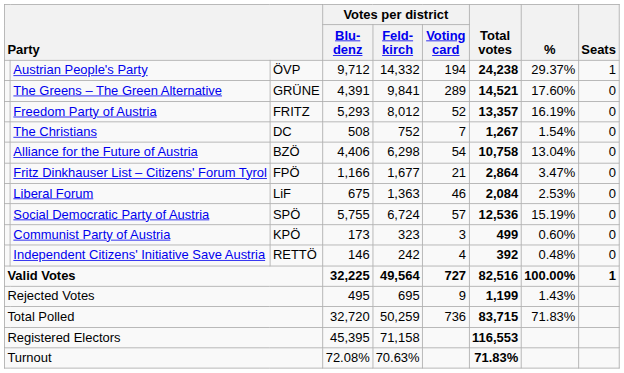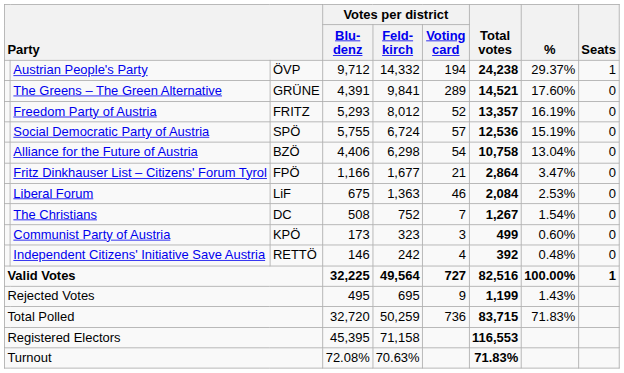rows swapped: (111, 214) <-> (55, 132)
